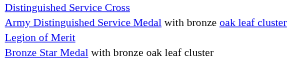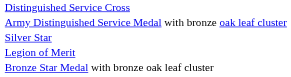+ row: (28, 37)
